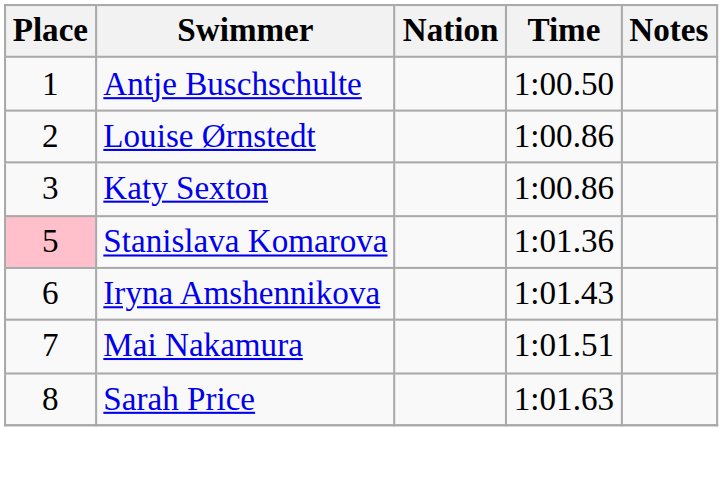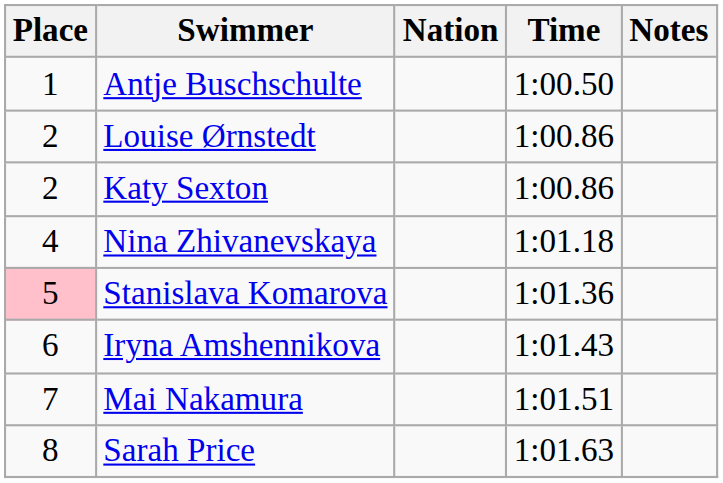(50, 188) 3 -> (50, 188) 2
+ row: (240, 240)
